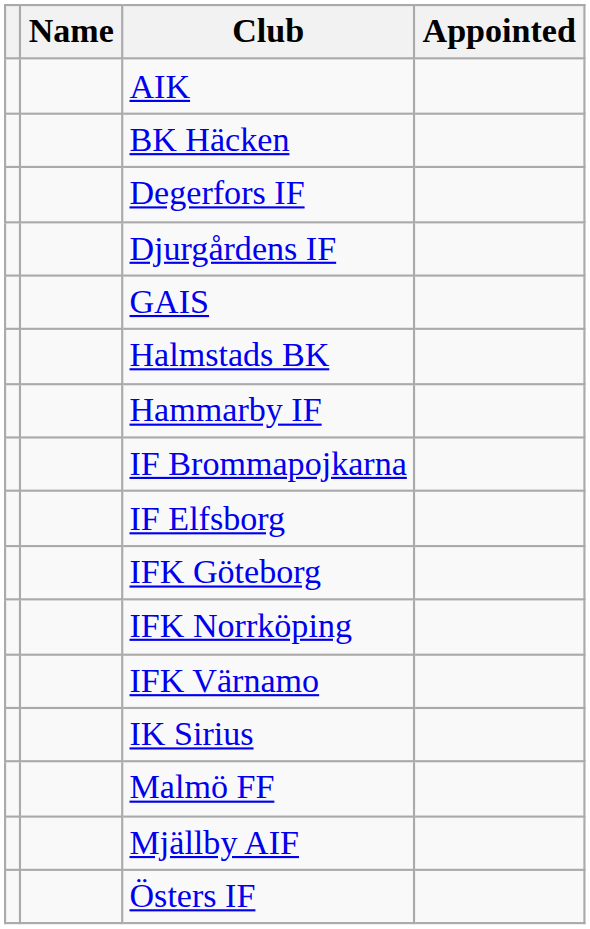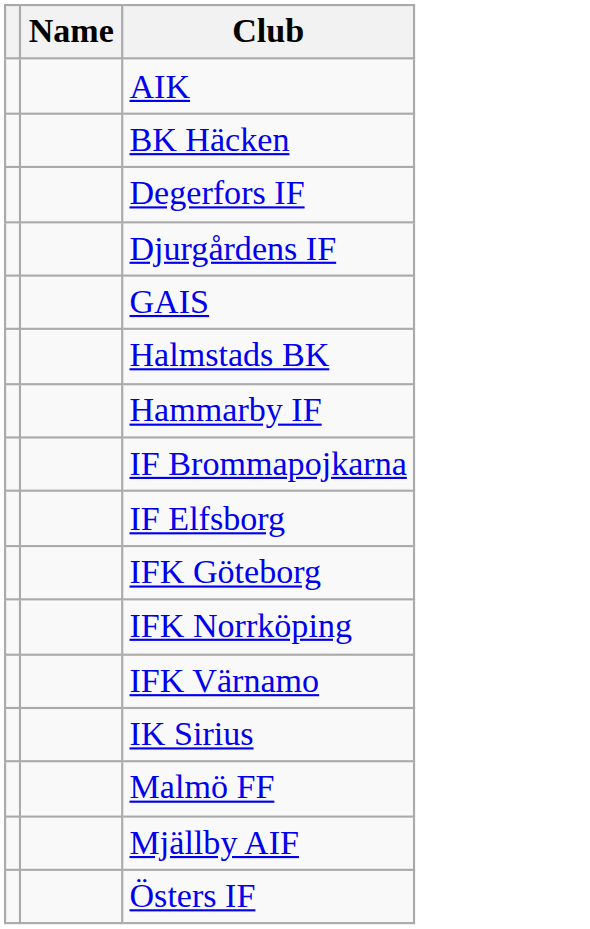- column: (499, 31)
